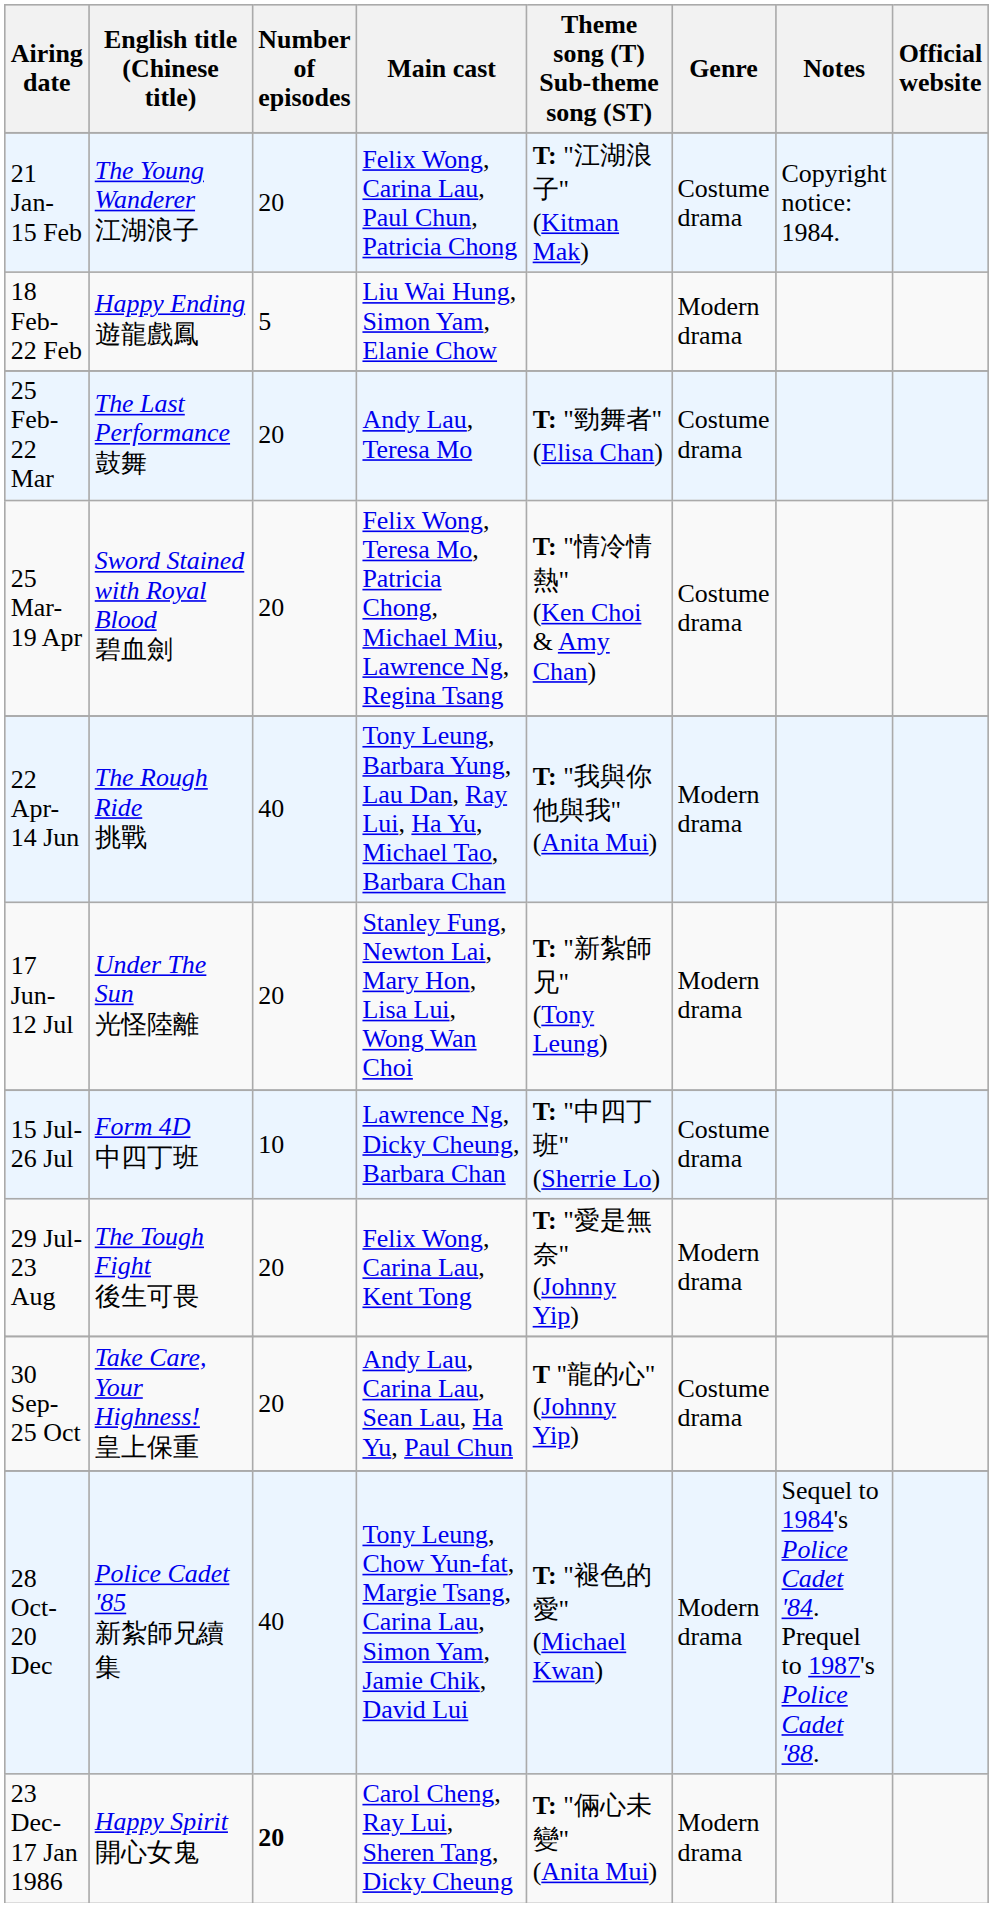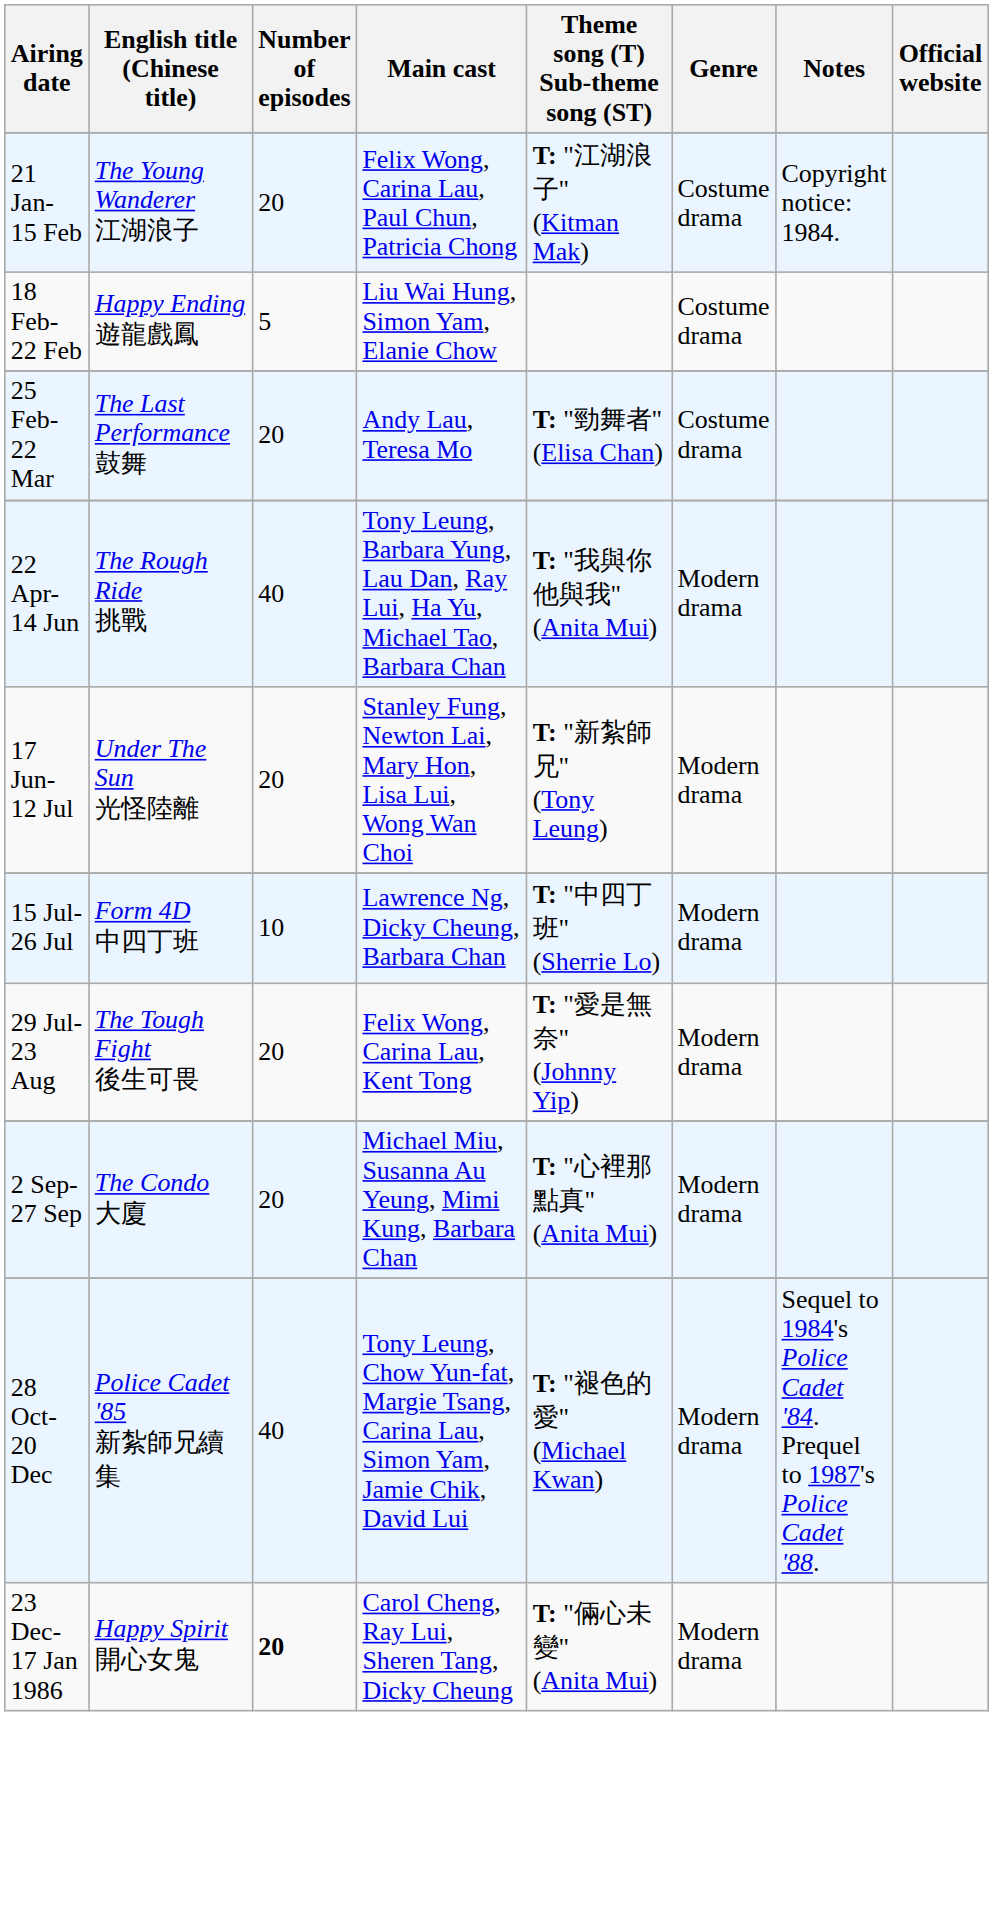(718, 321) Modern drama -> (724, 321) Costume drama
- row: (46, 607)
(724, 1143) Costume drama -> (718, 927) Modern drama
+ row: (46, 1199)
- row: (46, 1403)
